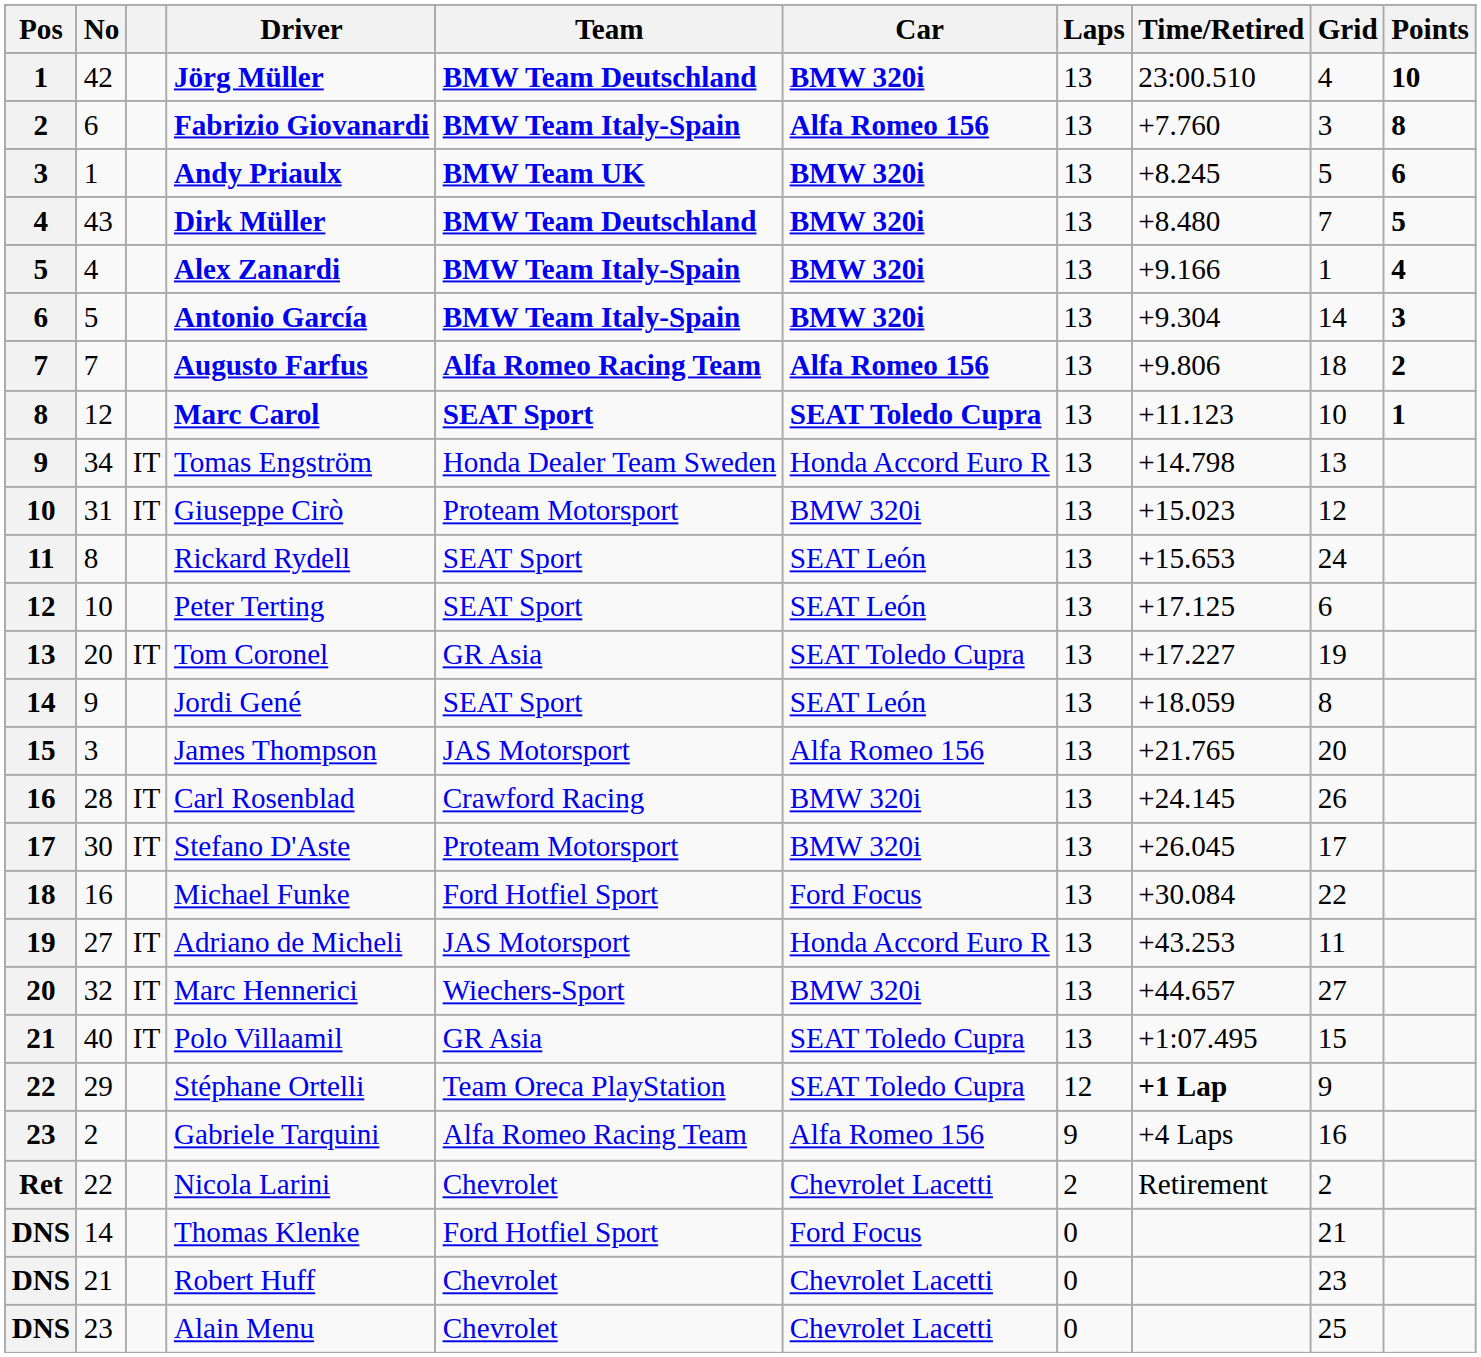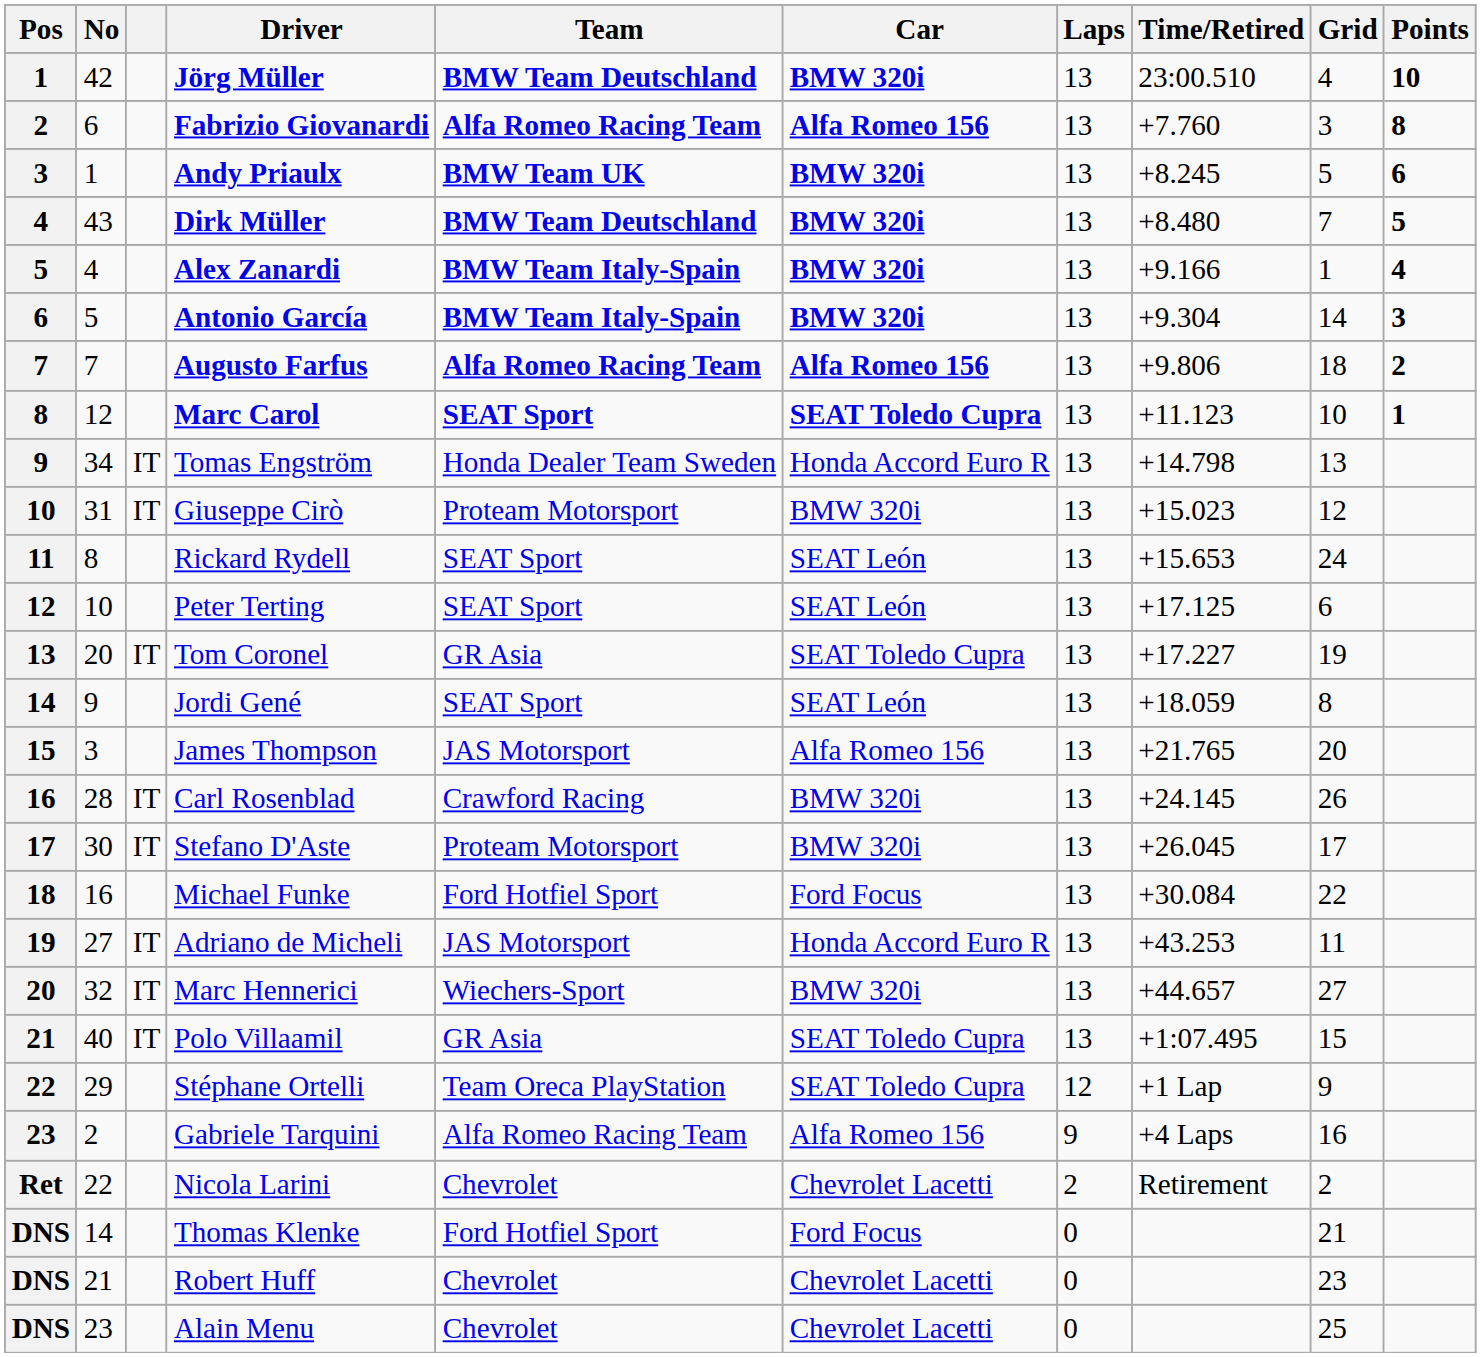(591, 124) BMW Team Italy-Spain -> (602, 124) Alfa Romeo Racing Team
(1183, 1087) bold -> (1180, 1087) normal
